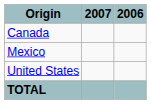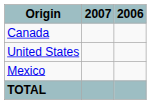rows swapped: (43, 71) <-> (26, 52)
